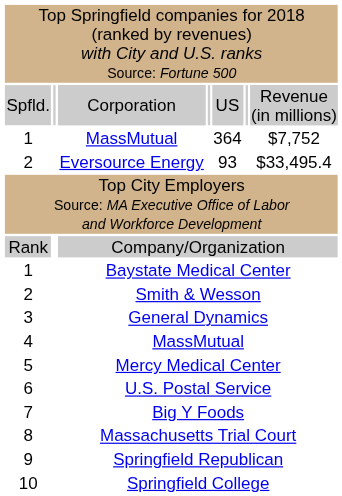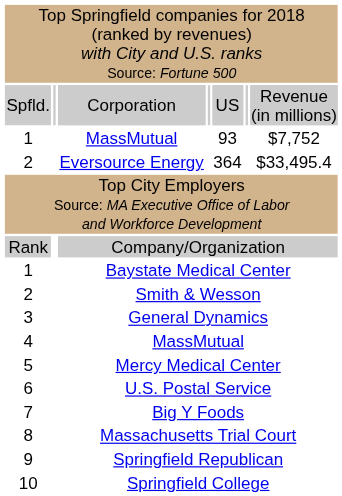(227, 139) 364 -> (227, 139) 93
(227, 162) 93 -> (227, 162) 364
